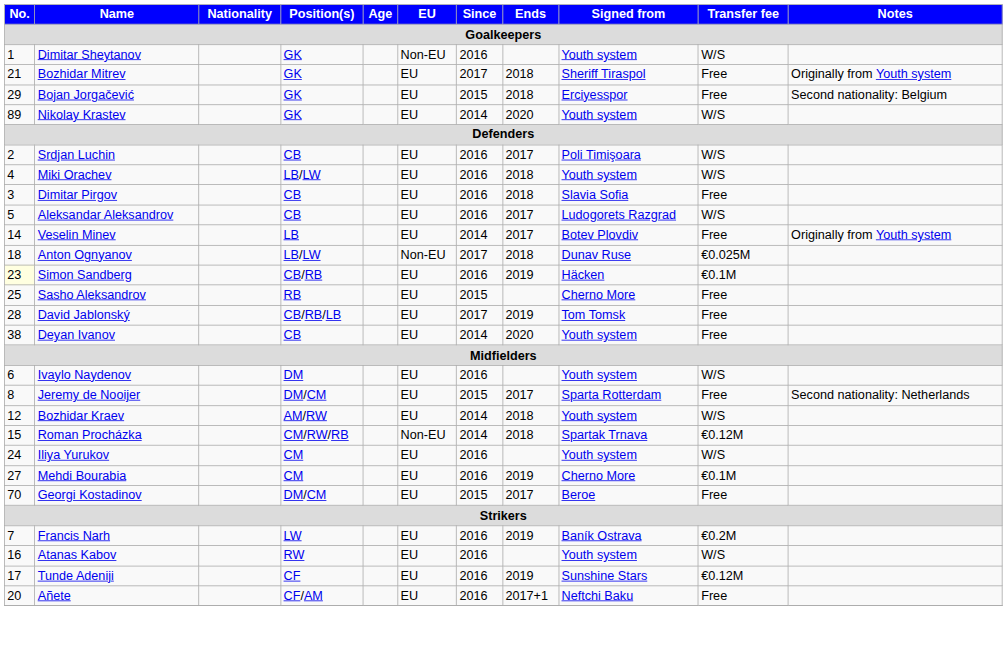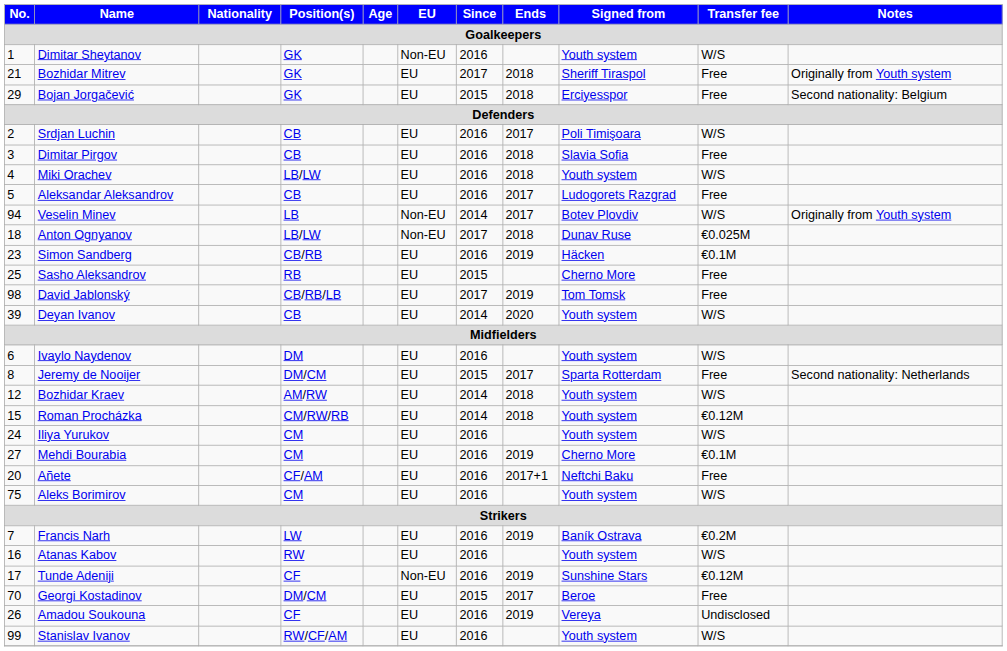- row: (82, 114)
rows swapped: (77, 194) <-> (75, 174)
(713, 214) W/S -> (714, 194) Free
(14, 235) 14 -> (14, 214) 94
(409, 235) EU -> (423, 214) Non-EU
(714, 235) Free -> (713, 214) W/S
(14, 275) lightyellow background -> (14, 255) no background
(14, 315) 28 -> (14, 295) 98
(14, 335) 38 -> (14, 315) 39
(714, 335) Free -> (713, 315) W/S
(423, 435) Non-EU -> (409, 415) EU
(604, 435) Spartak Trnava -> (599, 415) Youth system
rows swapped: (90, 495) <-> (54, 595)
+ row: (82, 495)
(409, 575) EU -> (423, 575) Non-EU
+ row: (91, 615)
+ row: (84, 635)
